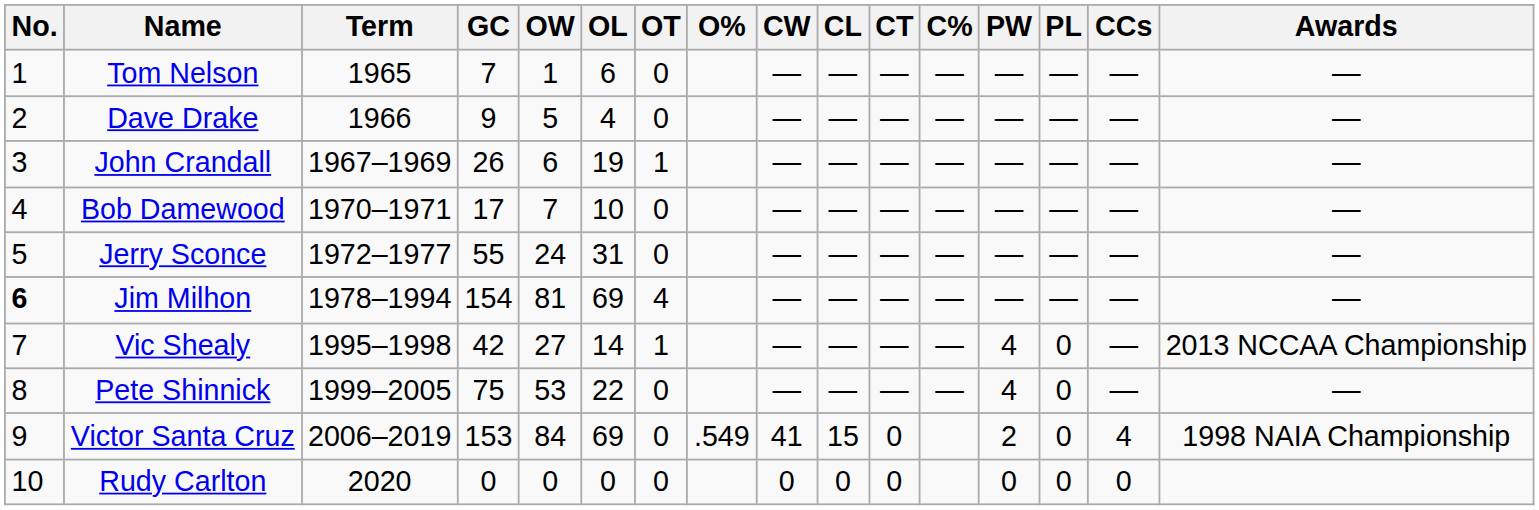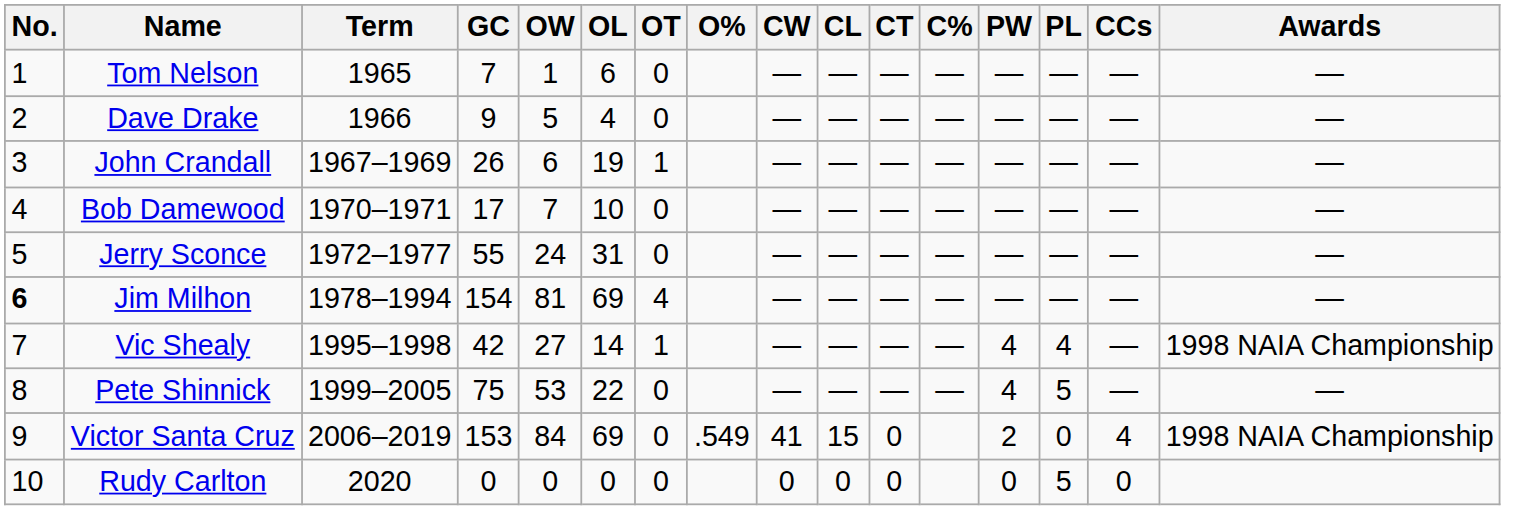(1064, 345) 0 -> (1064, 345) 4
(1346, 345) 2013 NCCAA Championship -> (1330, 345) 1998 NAIA Championship
(1064, 390) 0 -> (1064, 390) 5
(1064, 481) 0 -> (1064, 481) 5
